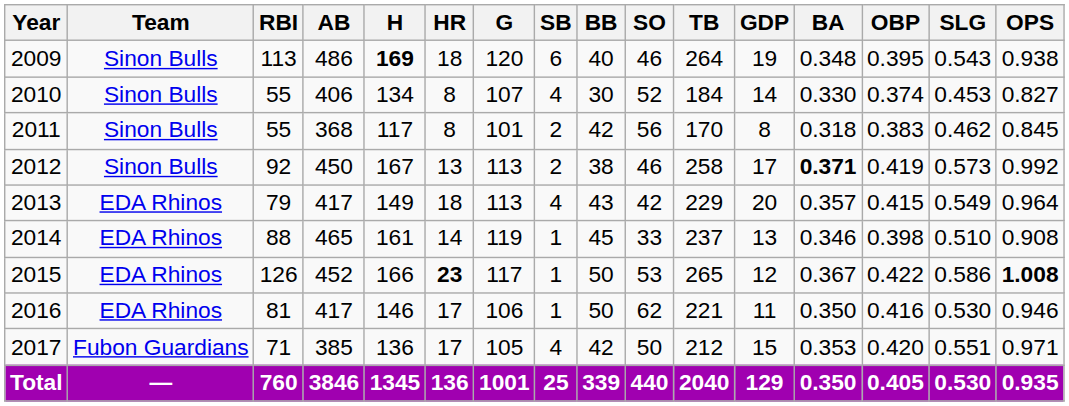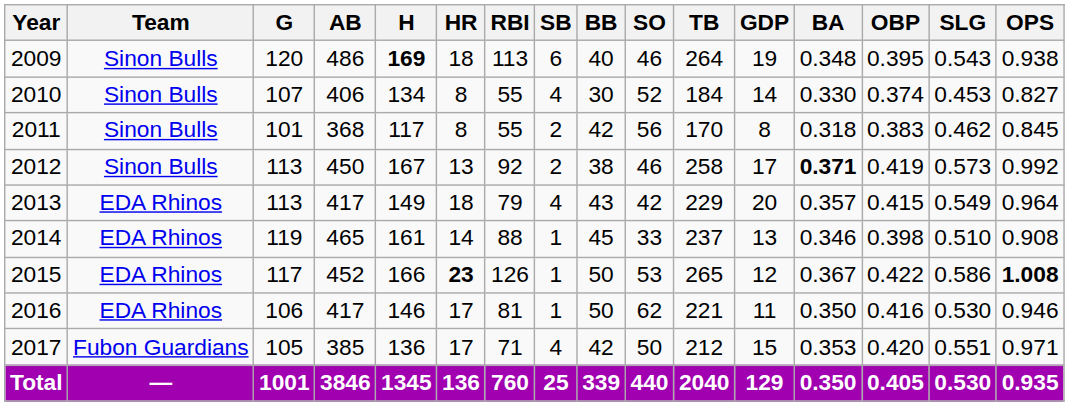columns swapped: (504, 22) <-> (279, 22)
